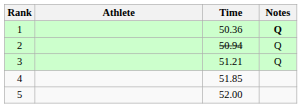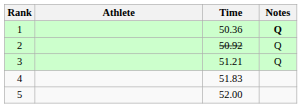(231, 45) 50.94 -> (231, 45) 50.92
(231, 78) 51.85 -> (231, 78) 51.83
